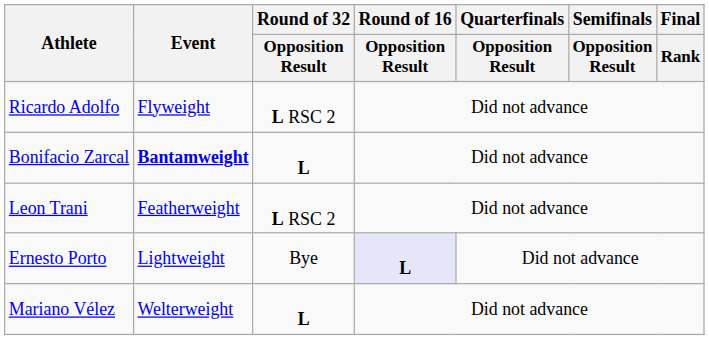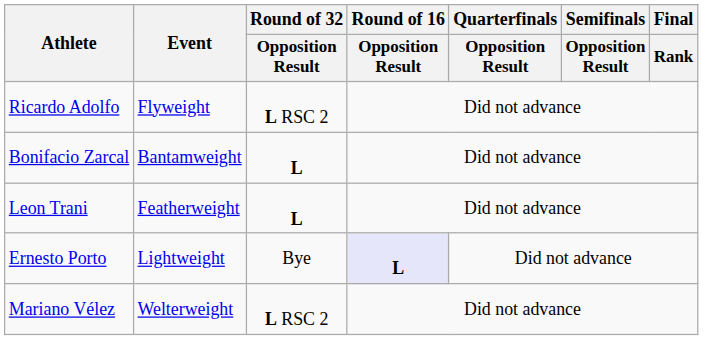(193, 157) bold -> (190, 157) normal
(304, 218) L RSC 2 -> (297, 218) L
(304, 319) L -> (297, 319) L RSC 2
